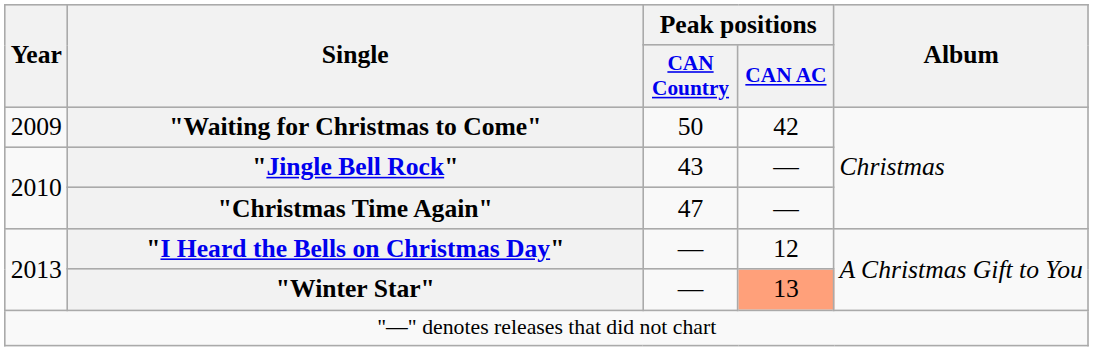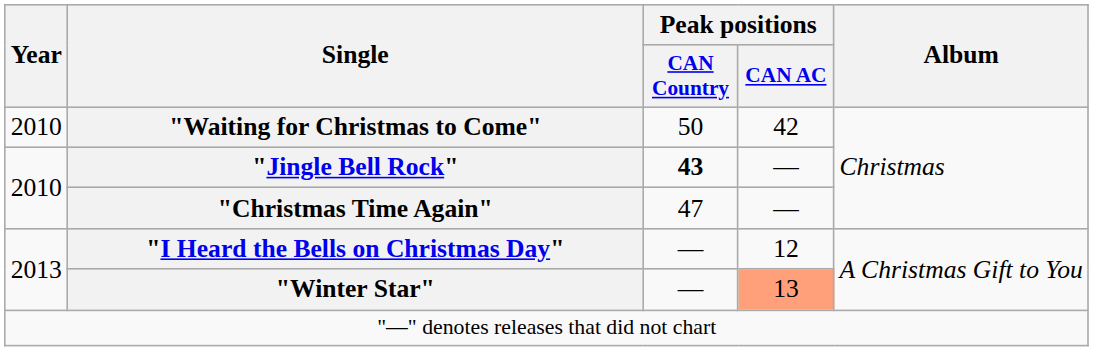(36, 126) 2009 -> (36, 126) 2010
(690, 167) normal -> (690, 167) bold
